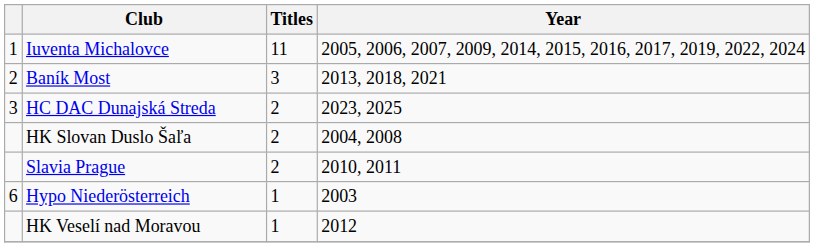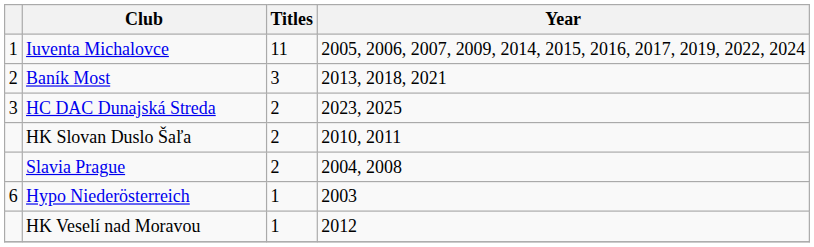(362, 137) 2004, 2008 -> (361, 137) 2010, 2011
(361, 167) 2010, 2011 -> (362, 167) 2004, 2008
